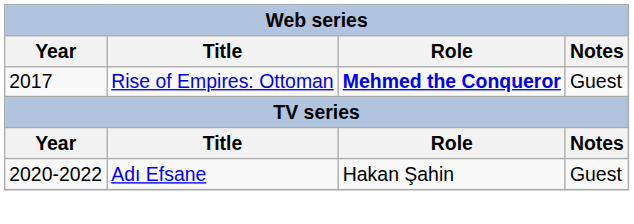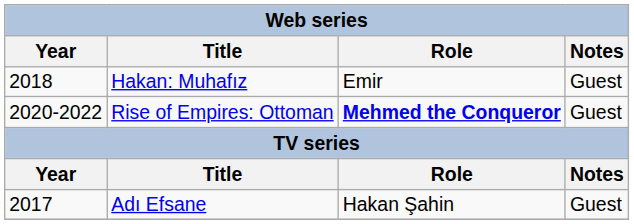+ row: (179, 82)
(31, 82) 2017 -> (56, 113) 2020-2022
(56, 174) 2020-2022 -> (31, 205) 2017
